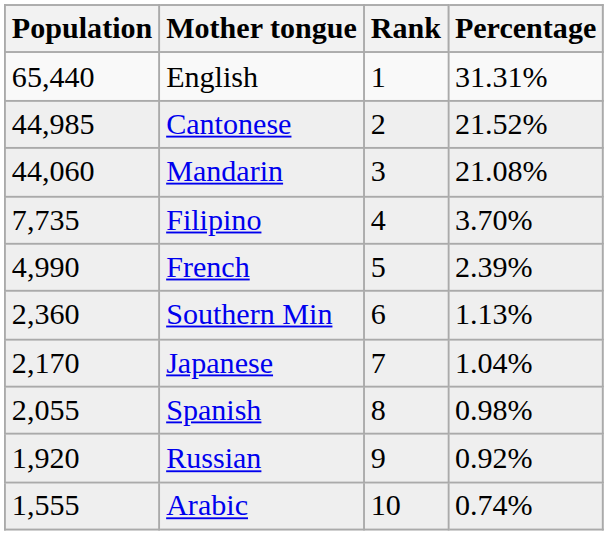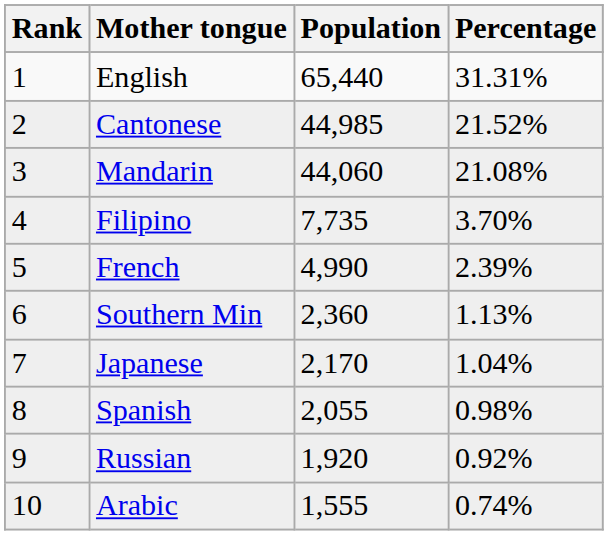columns swapped: (406, 28) <-> (82, 28)
